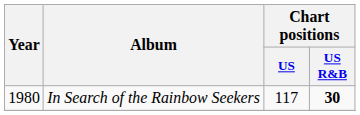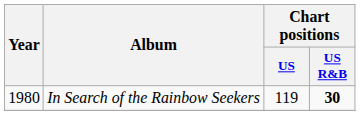(286, 97) 117 -> (286, 97) 119
